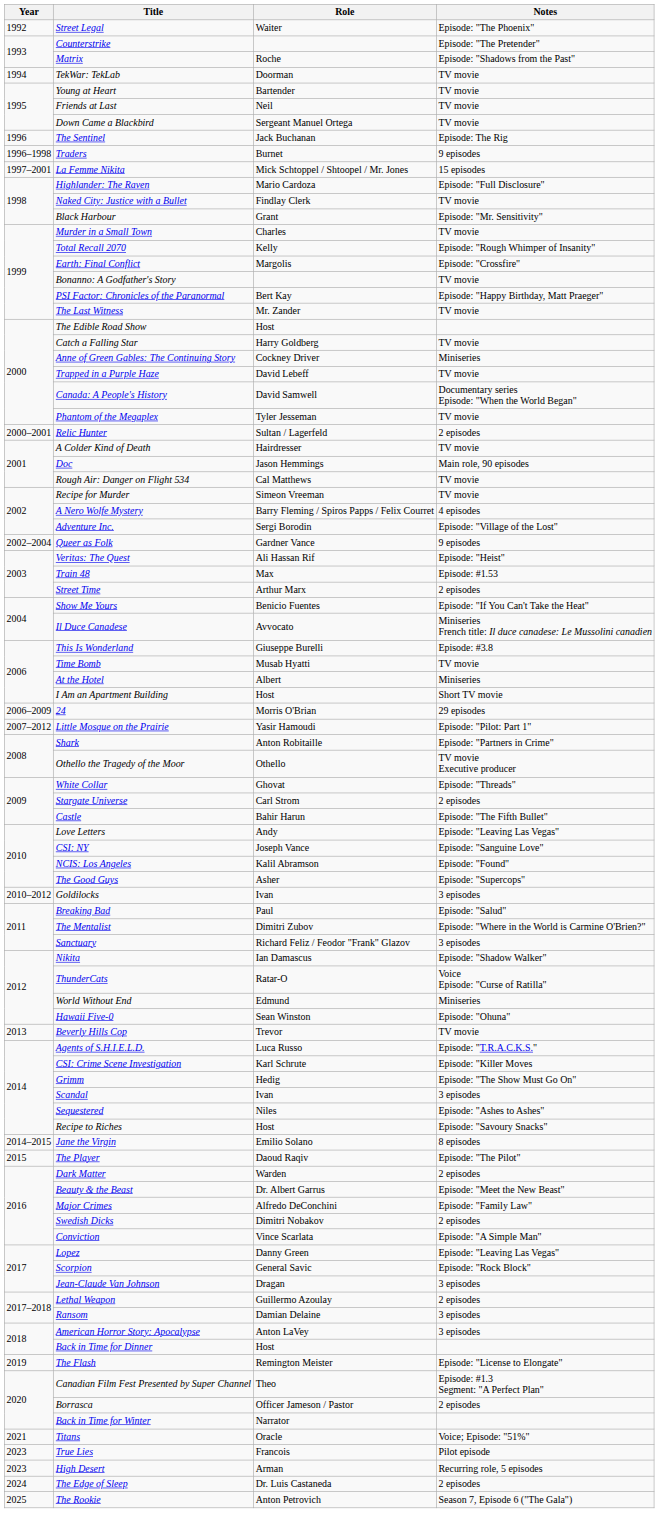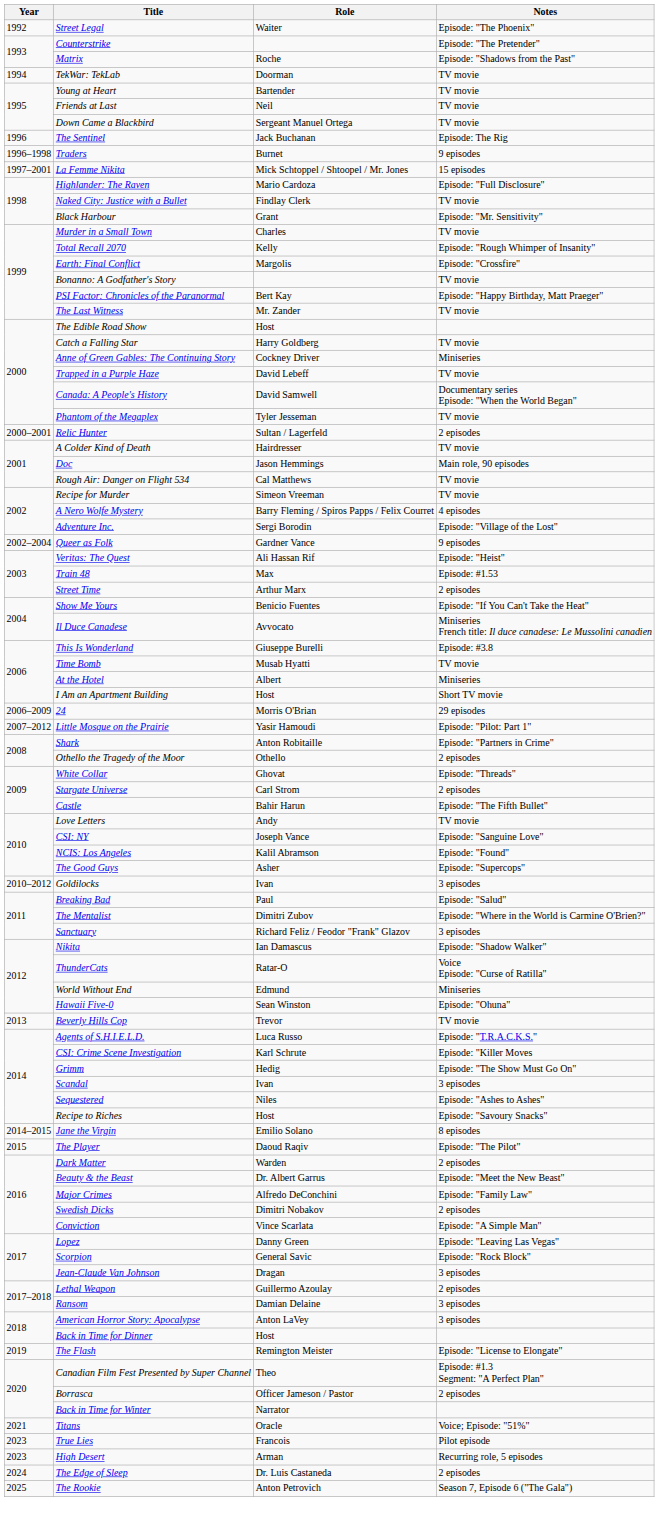(477, 763) TV movie Executive producer -> (459, 758) 2 episodes
(499, 832) Episode: "Leaving Las Vegas" -> (459, 821) TV movie
